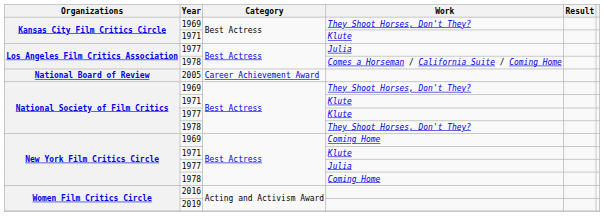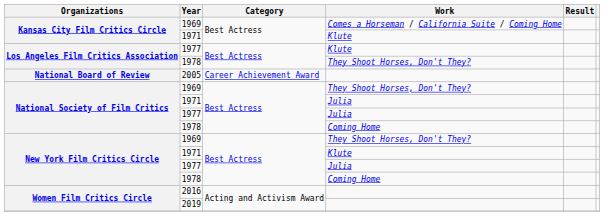(399, 24) They Shoot Horses, Don't They? -> (445, 24) Comes a Horseman / California Suite / Coming Home
(340, 50) Julia -> (340, 50) Klute
(445, 62) Comes a Horseman / California Suite / Coming Home -> (399, 62) They Shoot Horses, Don't They?
(340, 101) Klute -> (340, 101) Julia
(340, 114) Klute -> (340, 114) Julia
(399, 127) They Shoot Horses, Don't They? -> (354, 127) Coming Home
(354, 140) Coming Home -> (399, 140) They Shoot Horses, Don't They?
